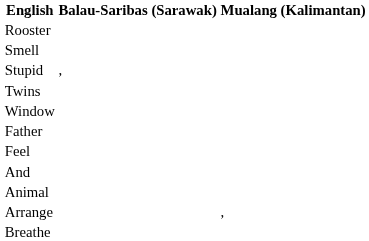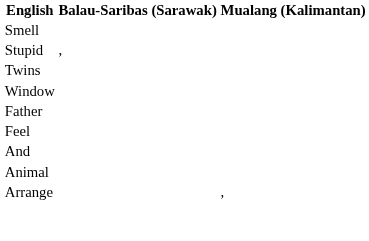- row: (28, 30)
- row: (28, 232)
